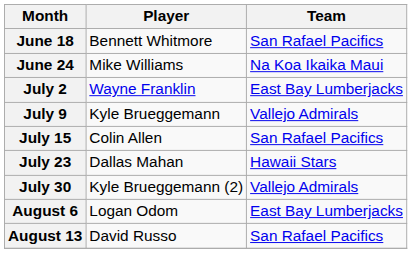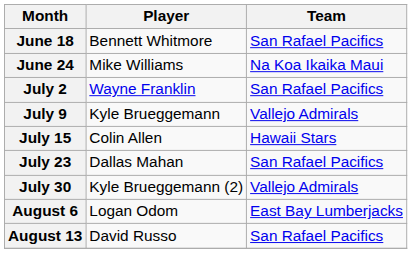(327, 89) East Bay Lumberjacks -> (317, 89) San Rafael Pacifics
(317, 138) San Rafael Pacifics -> (293, 138) Hawaii Stars
(293, 162) Hawaii Stars -> (317, 162) San Rafael Pacifics
